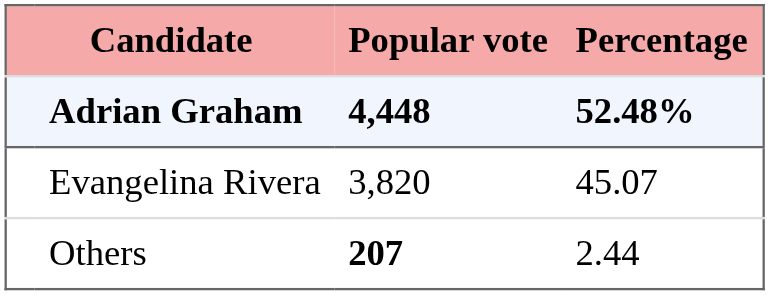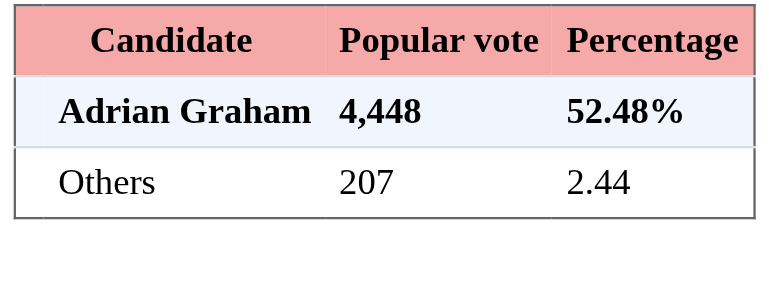- row: (185, 181)
(376, 252) bold -> (367, 181) normal
